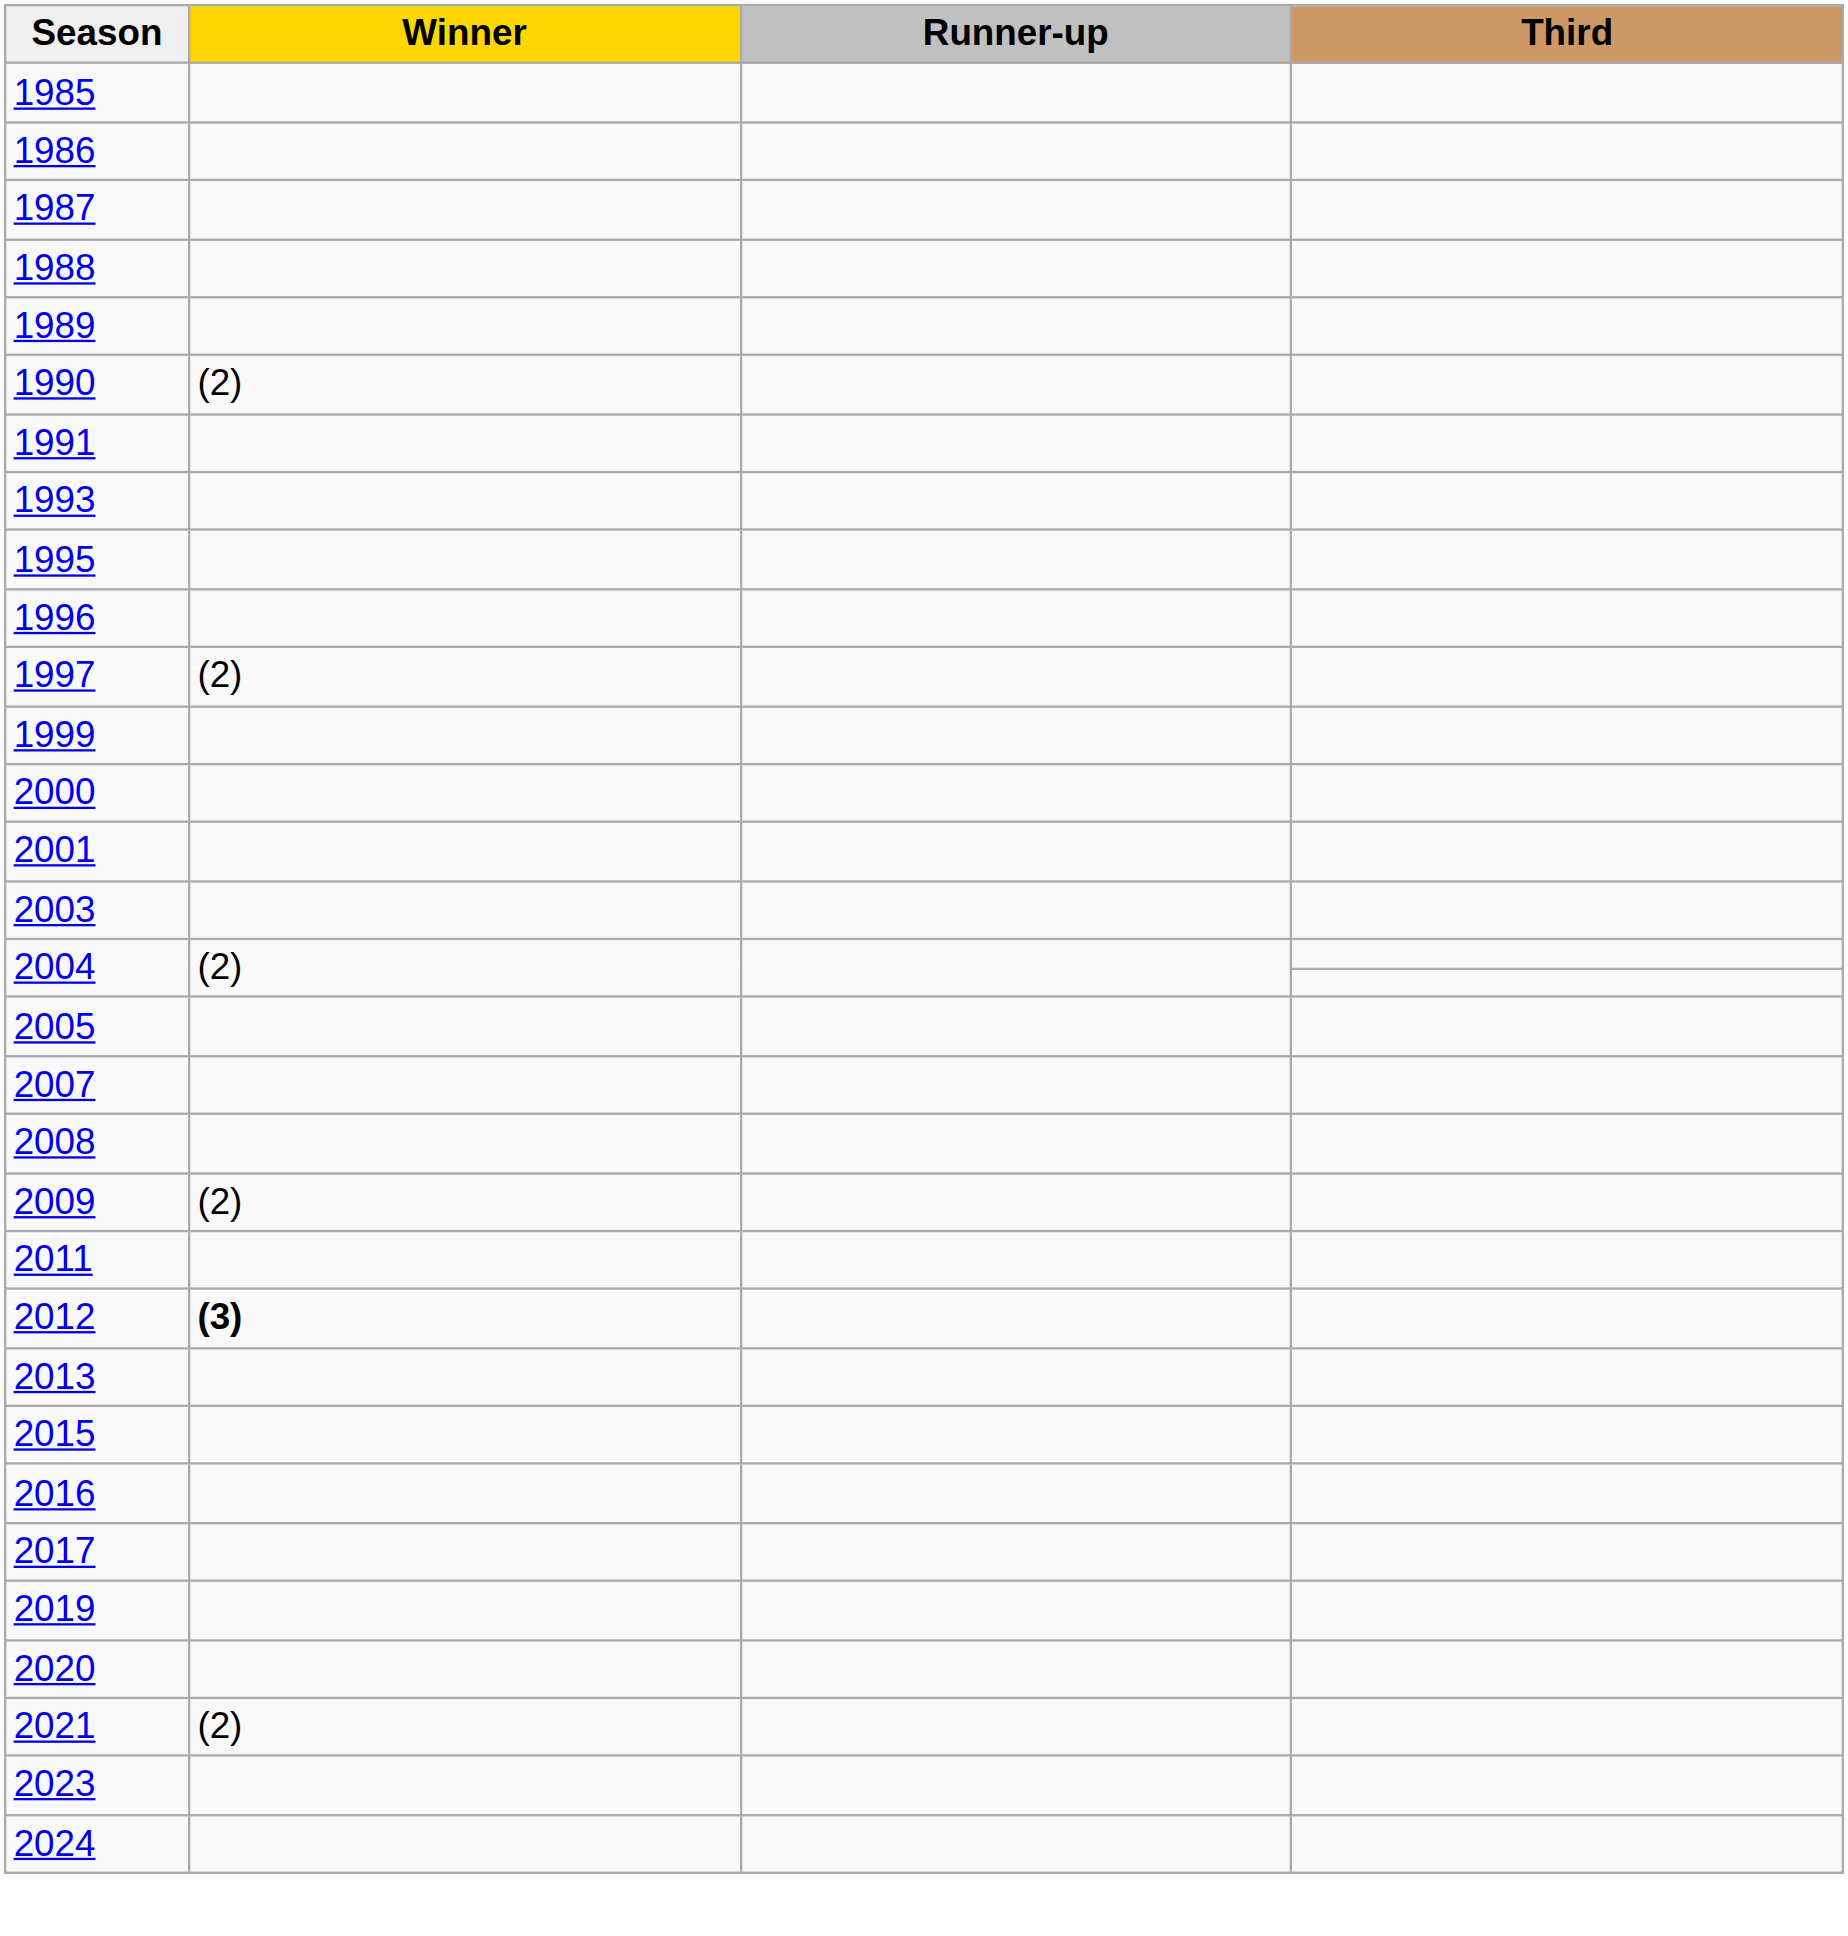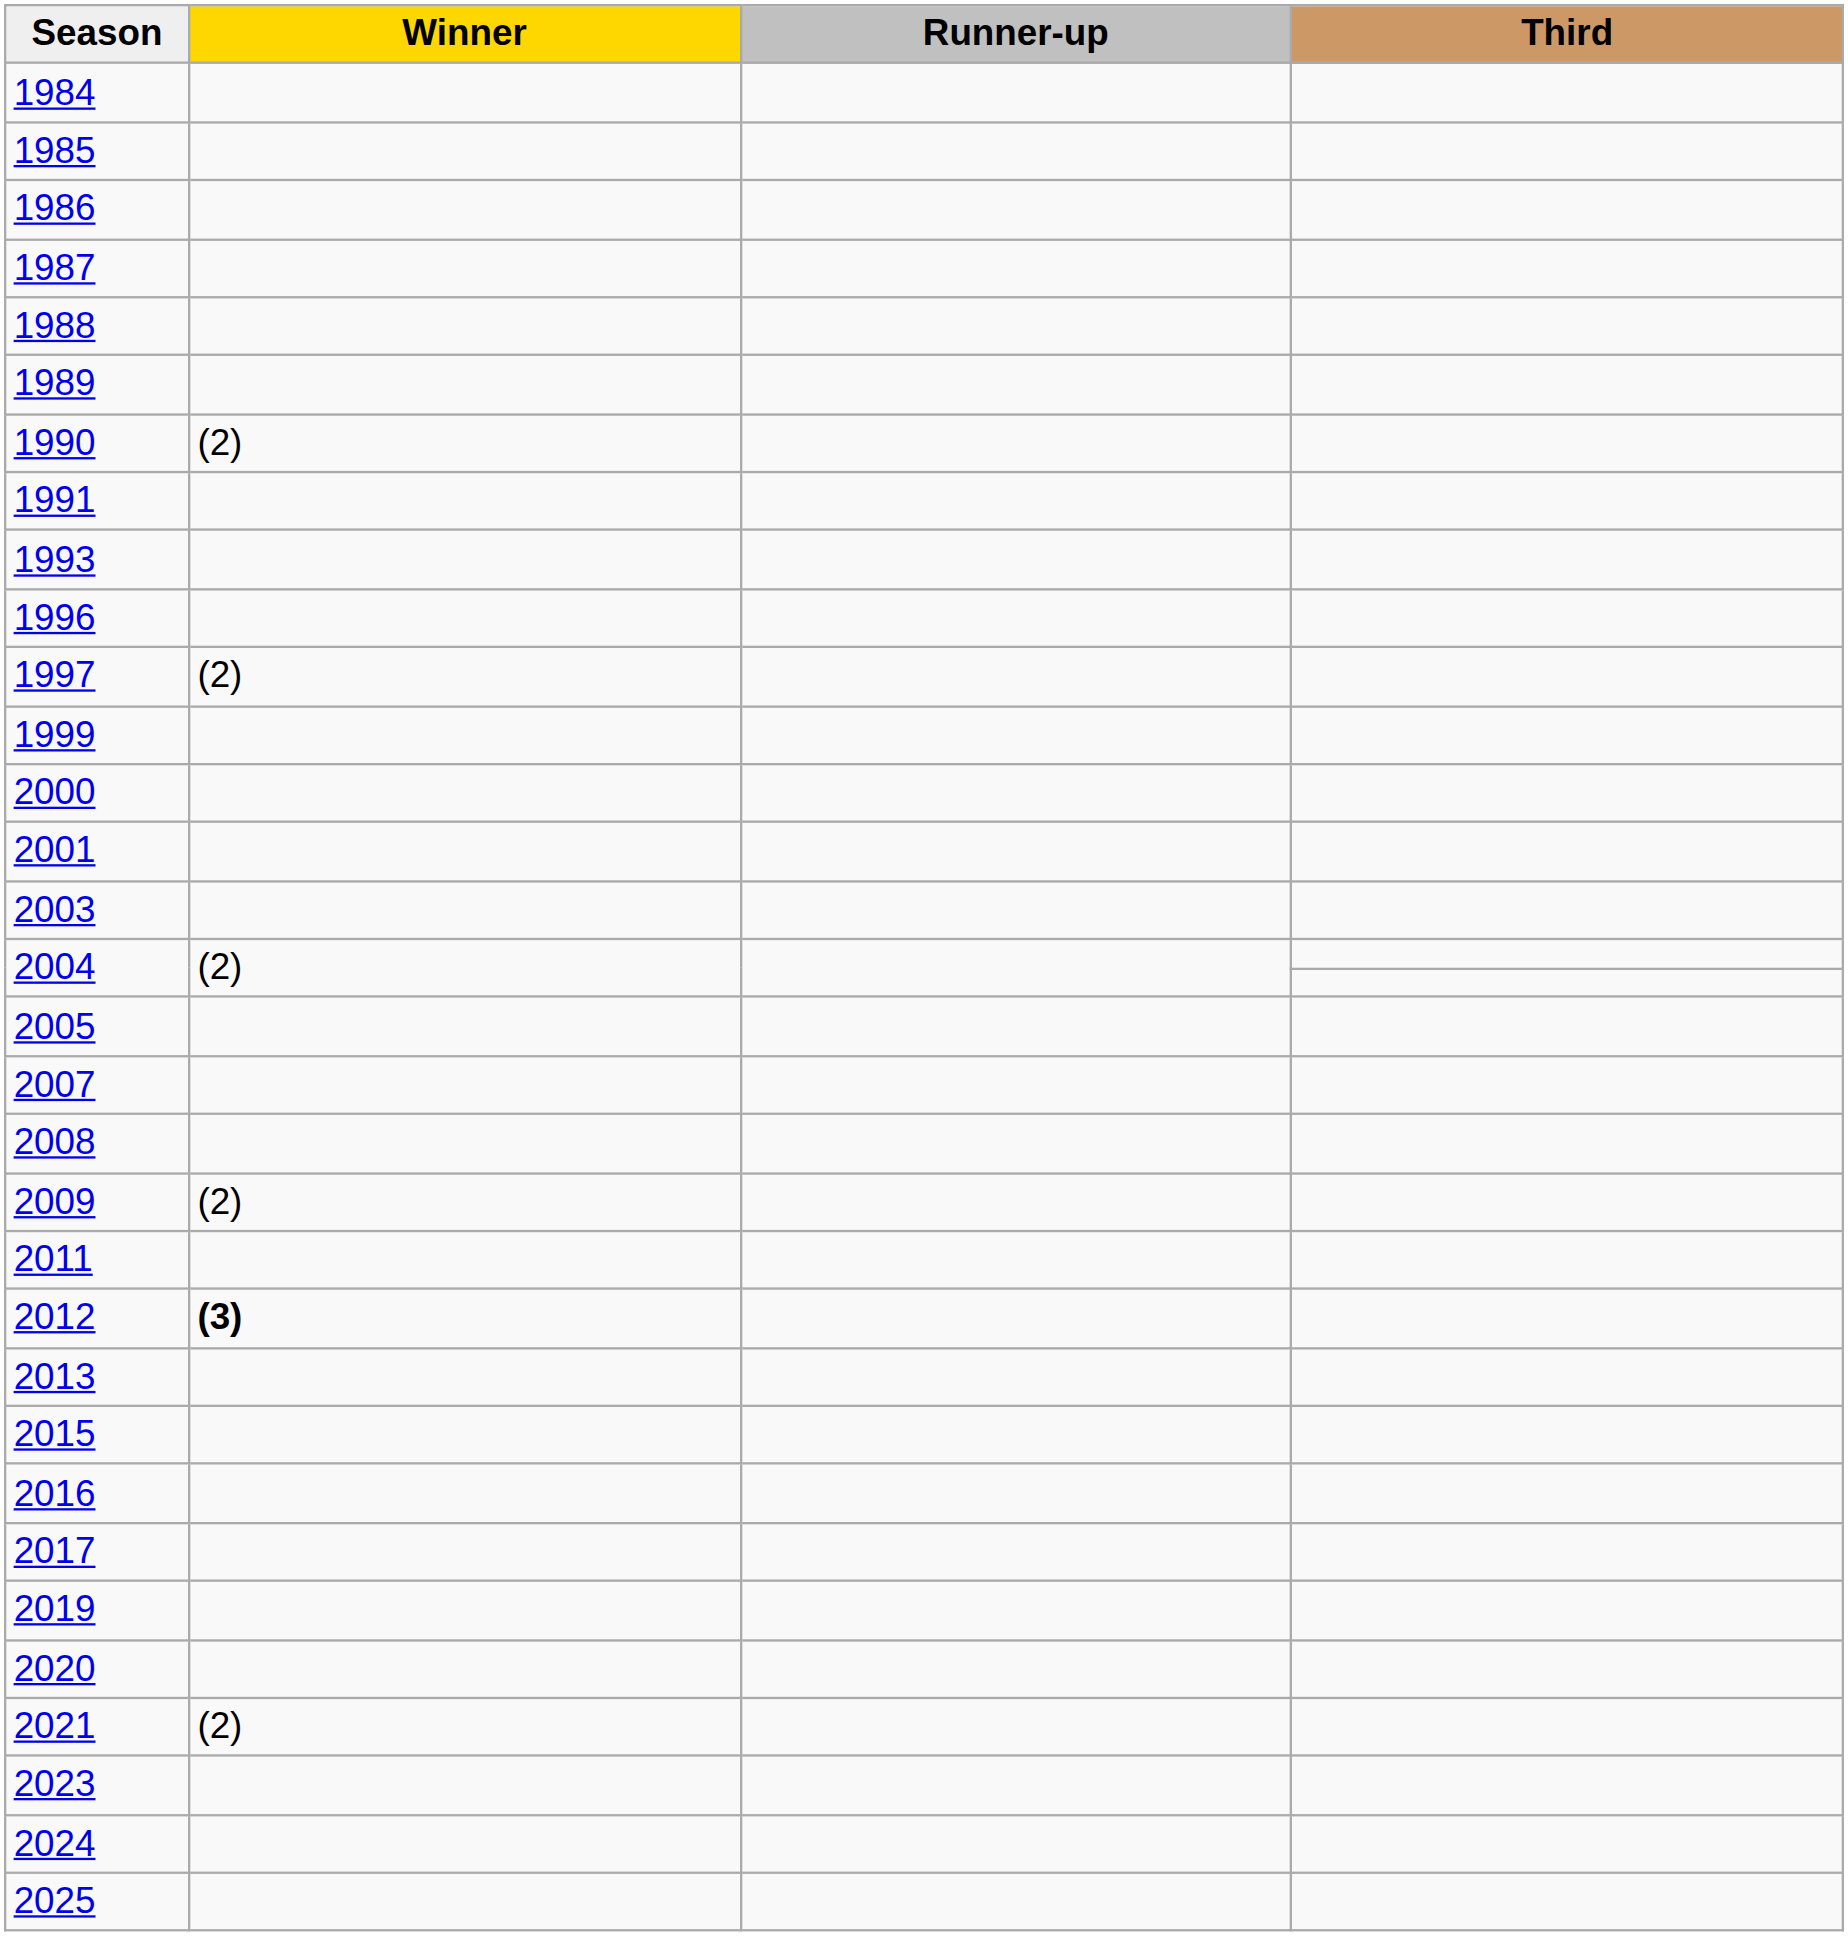+ row: (55, 92)
- row: (55, 558)
+ row: (55, 1901)
